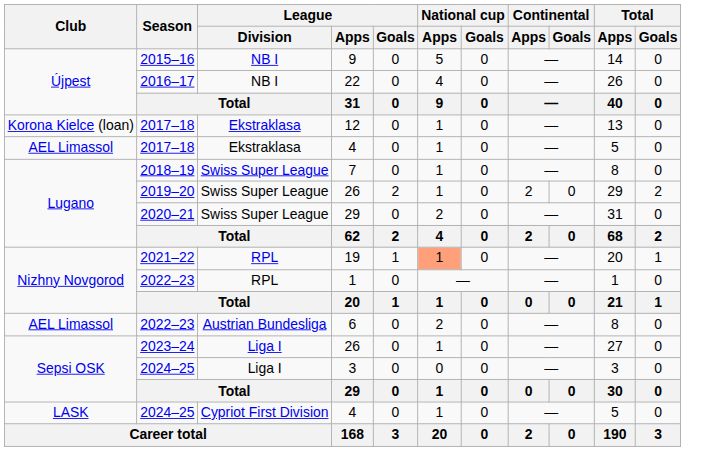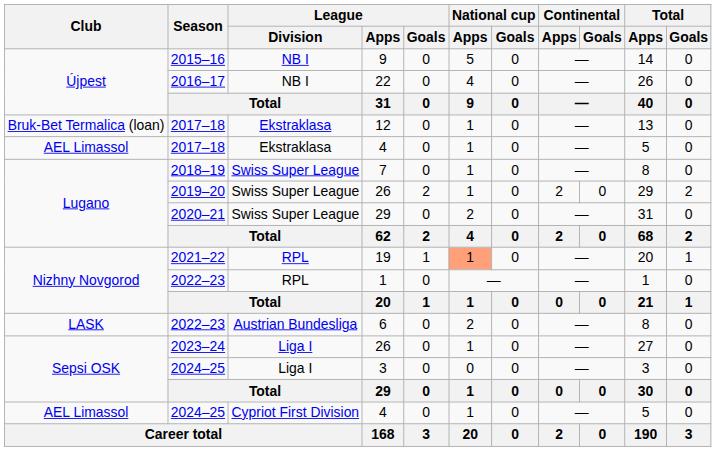(71, 125) Korona Kielce (loan) -> (86, 125) Bruk-Bet Termalica (loan)
(71, 324) AEL Limassol -> (86, 324) LASK
(71, 412) LASK -> (86, 412) AEL Limassol
